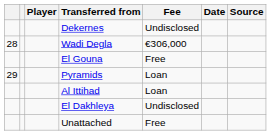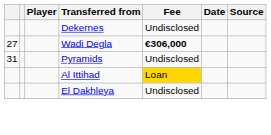(12, 43) 28 -> (12, 43) 27
(166, 43) normal -> (166, 43) bold
- row: (82, 59)
(12, 75) 29 -> (12, 59) 31
(156, 75) Loan -> (172, 59) Undisclosed
(156, 91) no background -> (156, 75) gold background
- row: (87, 122)
